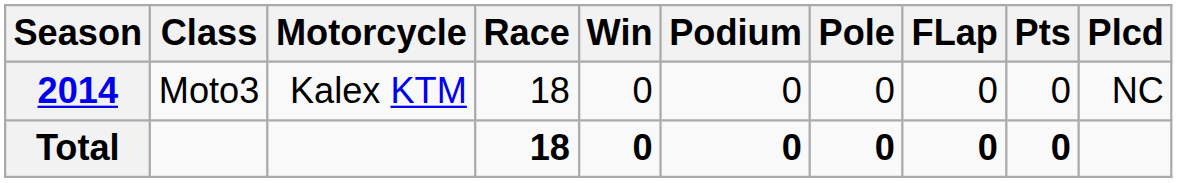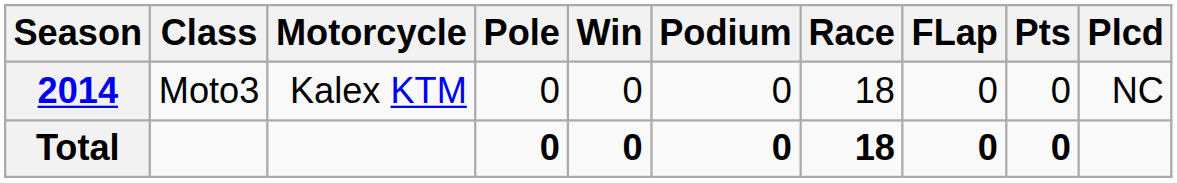columns swapped: (527, 33) <-> (857, 33)
